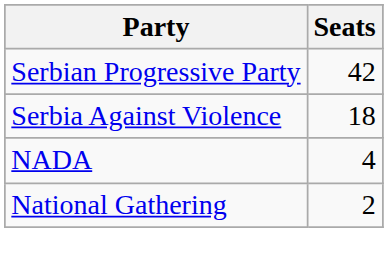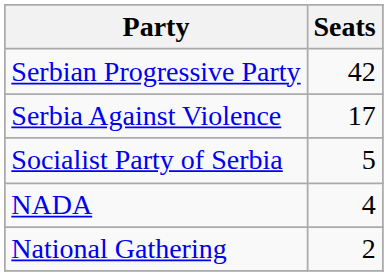(362, 115) 18 -> (362, 115) 17
+ row: (147, 159)
